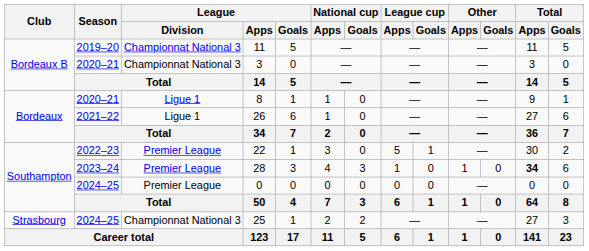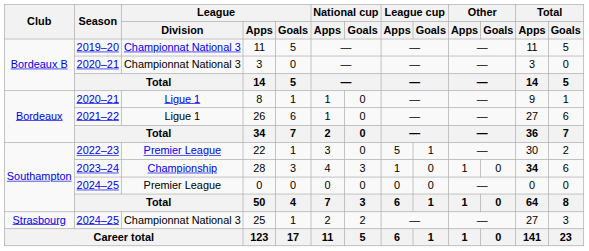(182, 168) Premier League -> (182, 168) Championship
